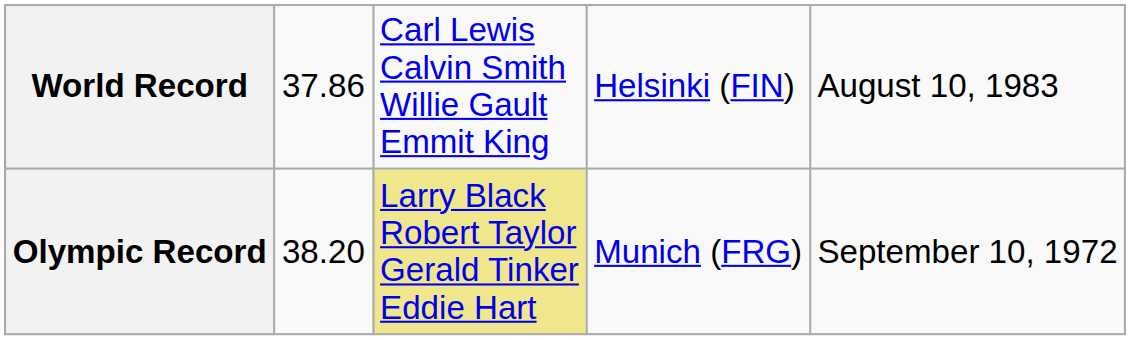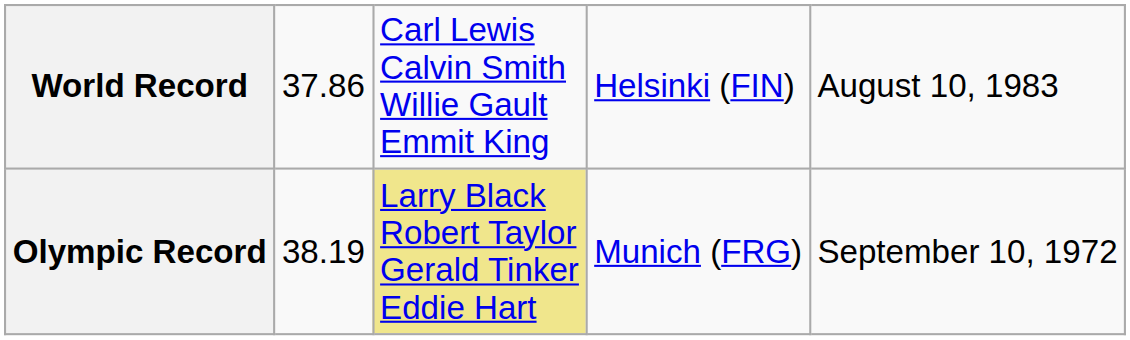(323, 250) 38.20 -> (323, 250) 38.19
